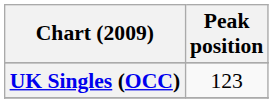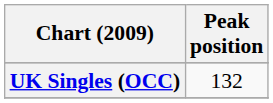(227, 80) 123 -> (227, 80) 132
